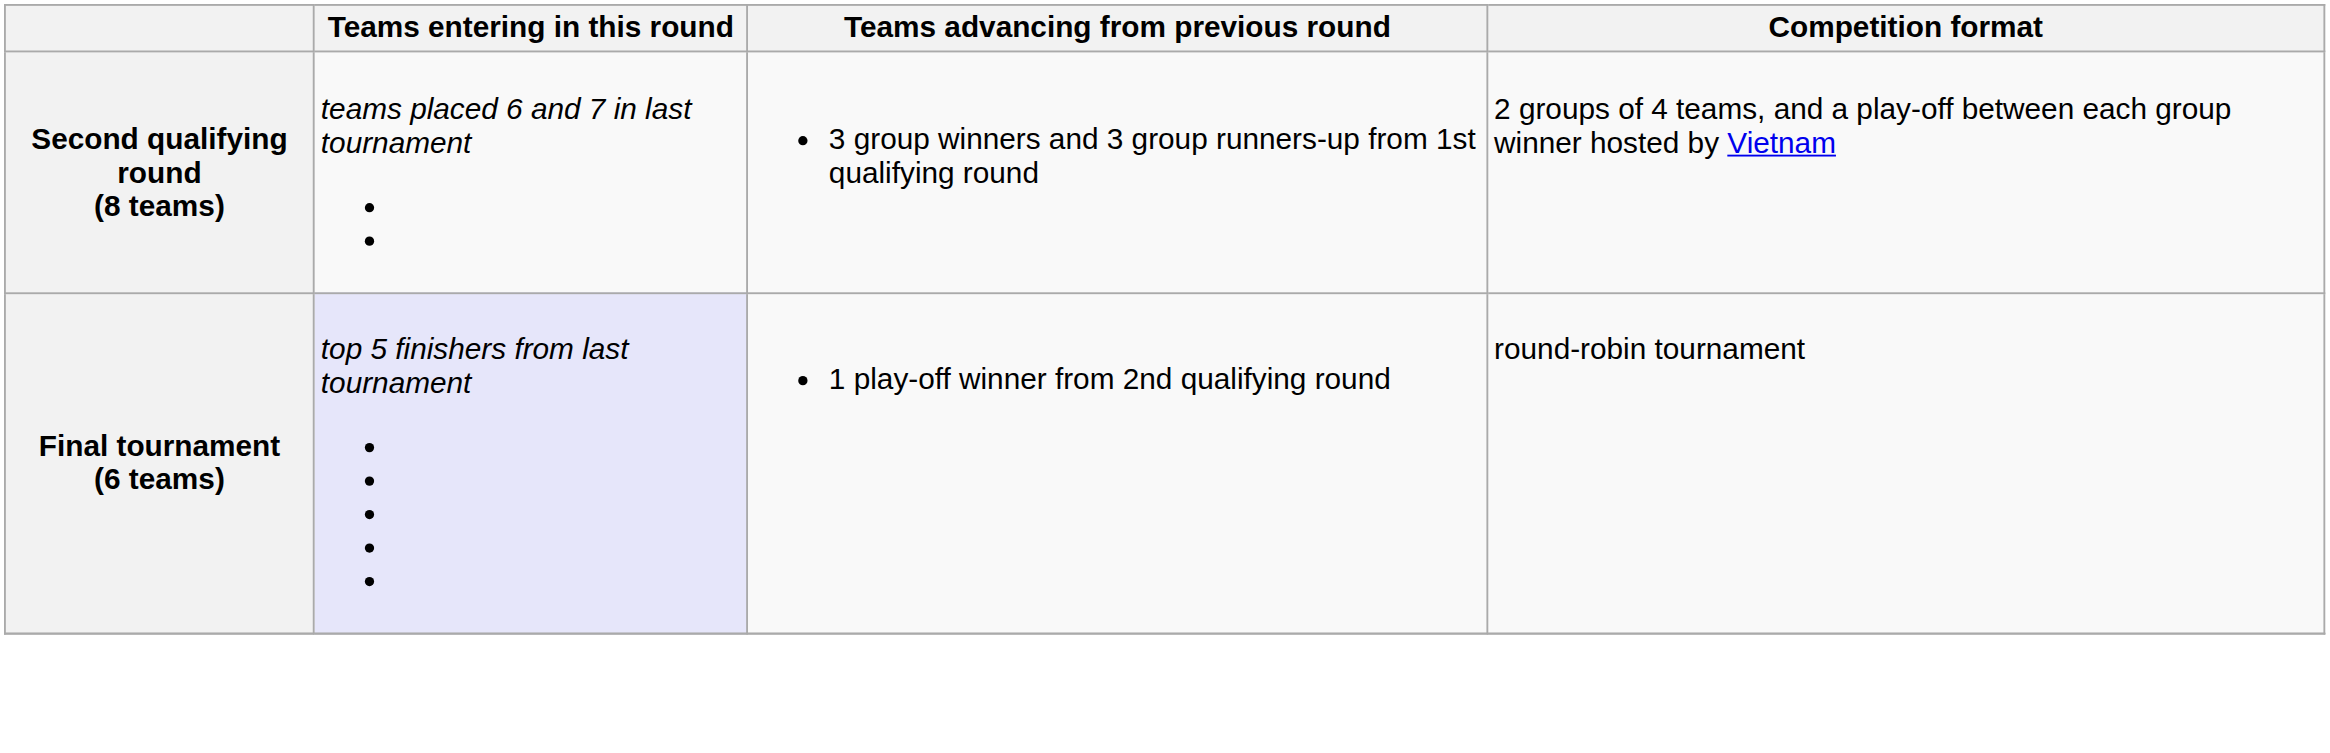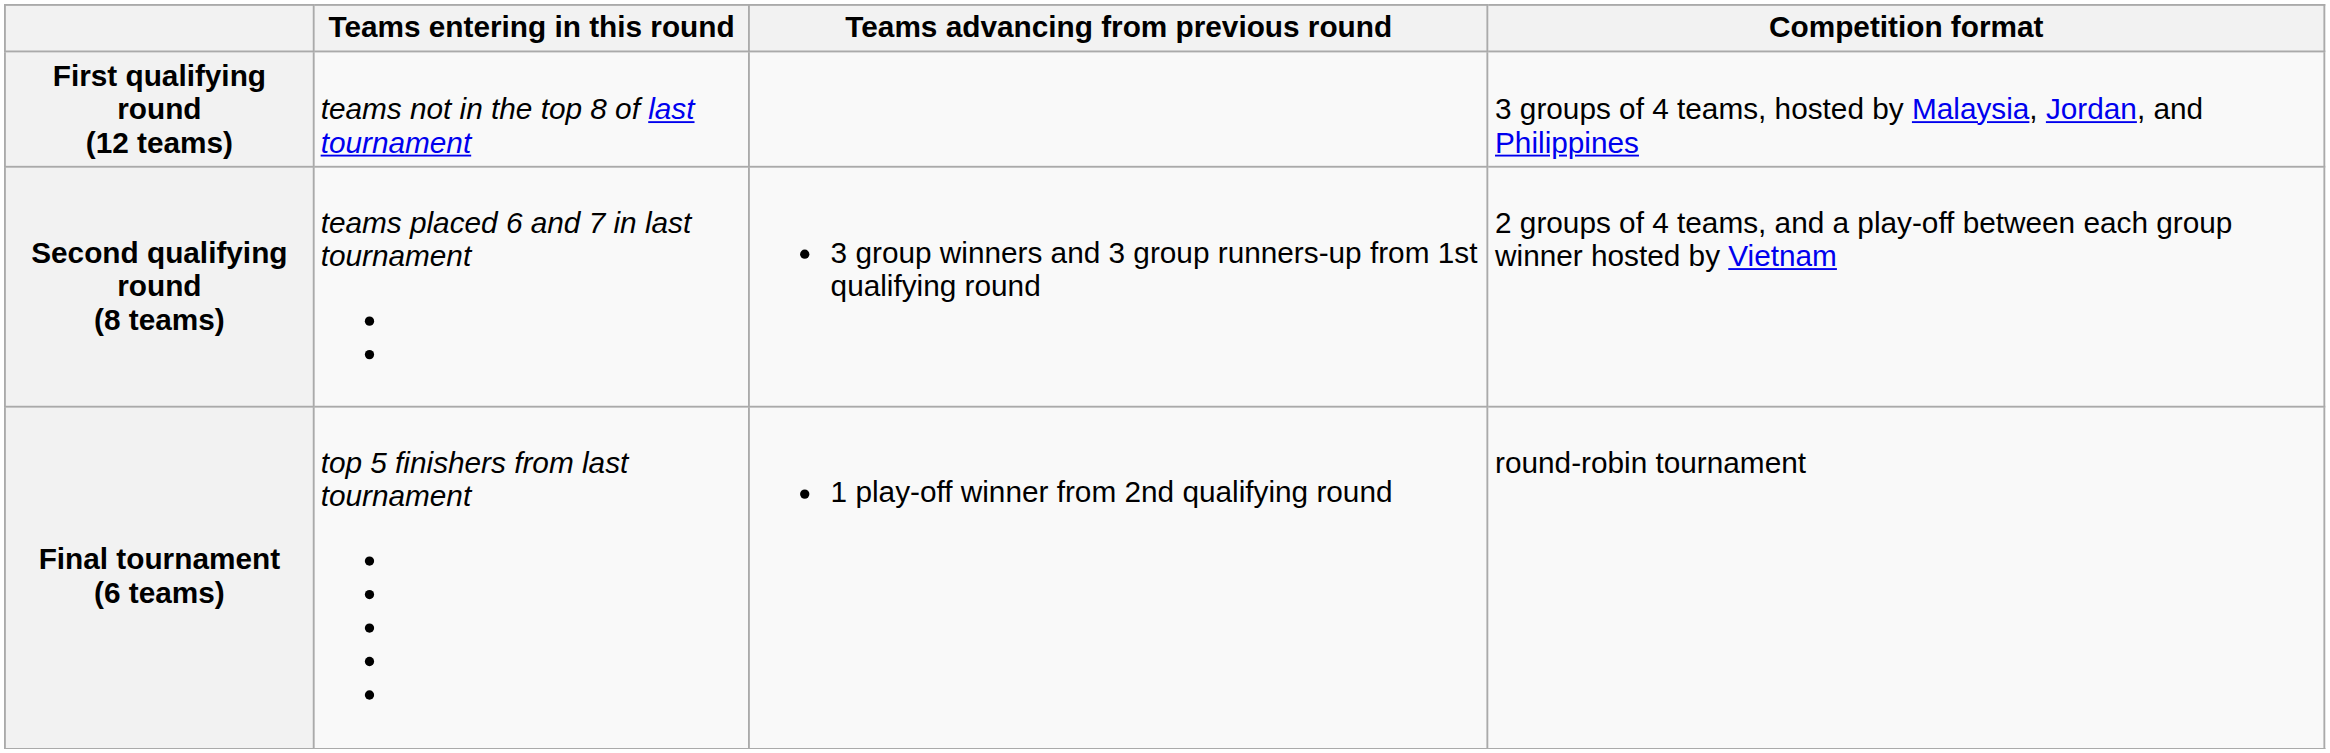+ row: (159, 108)
(531, 465) lavender background -> (532, 579) no background
